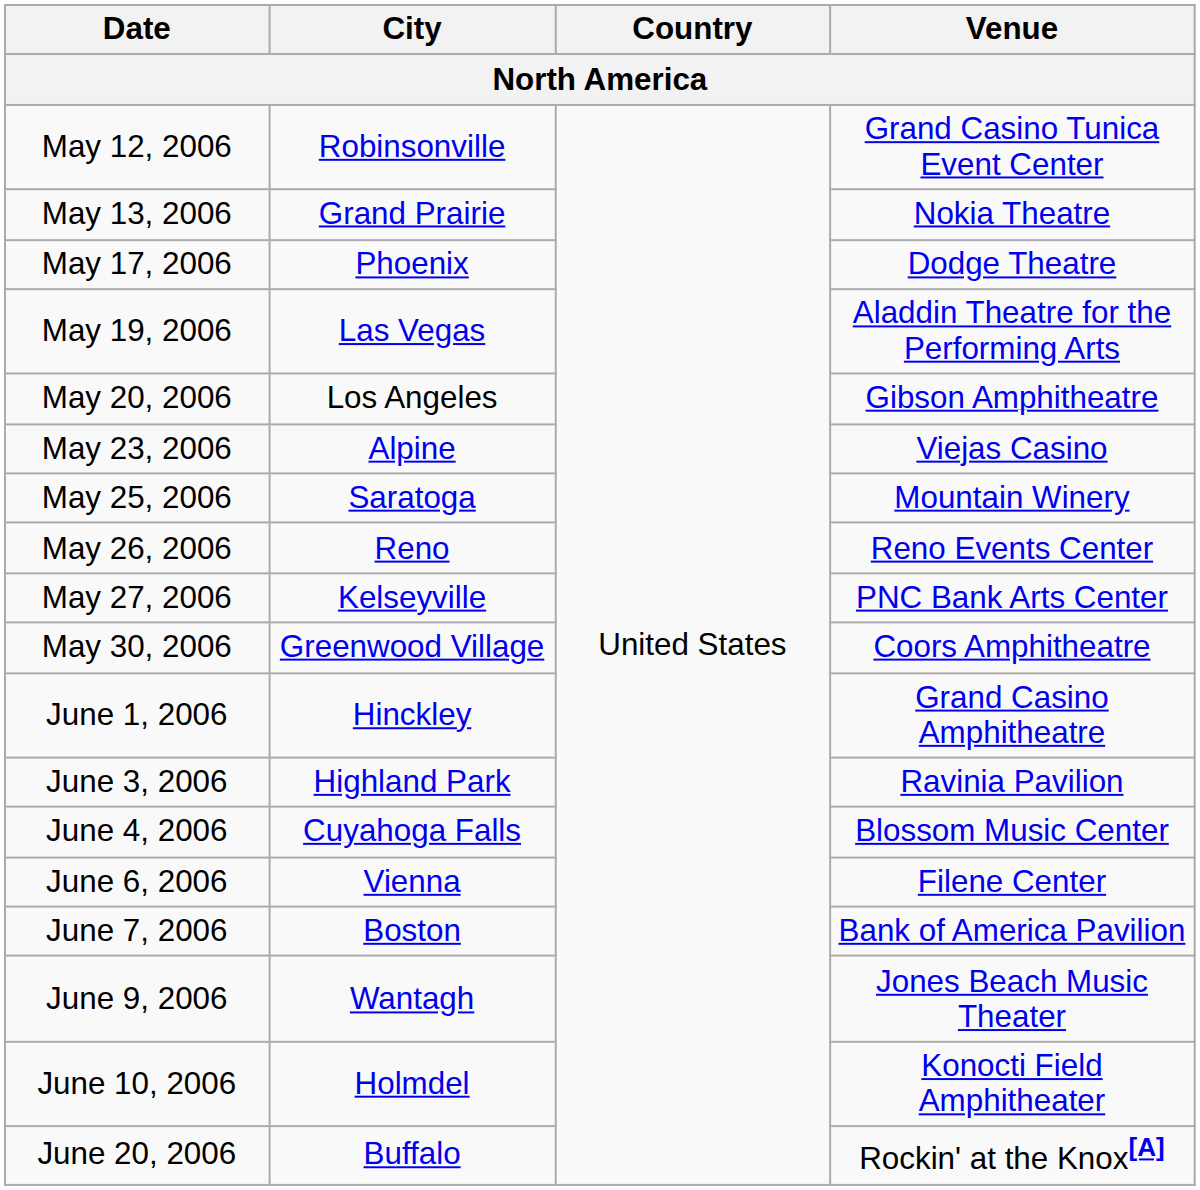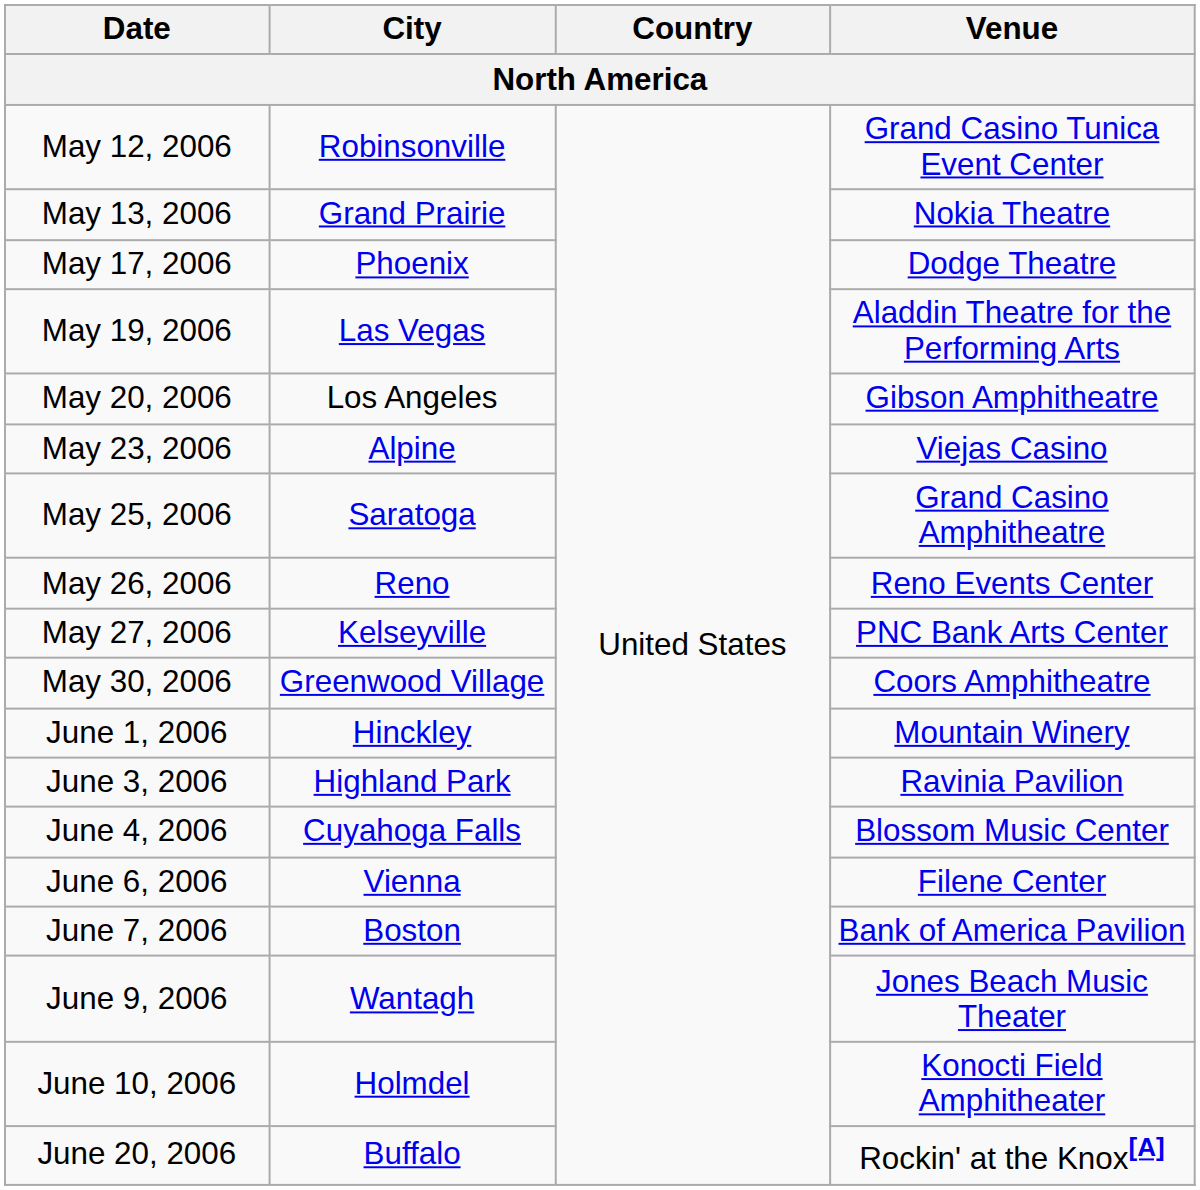(1012, 497) Mountain Winery -> (1012, 515) Grand Casino Amphitheatre
(1012, 714) Grand Casino Amphitheatre -> (1012, 732) Mountain Winery
